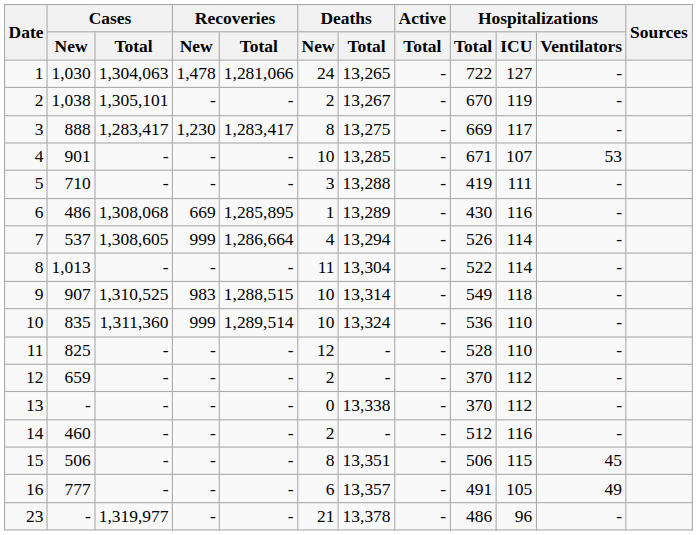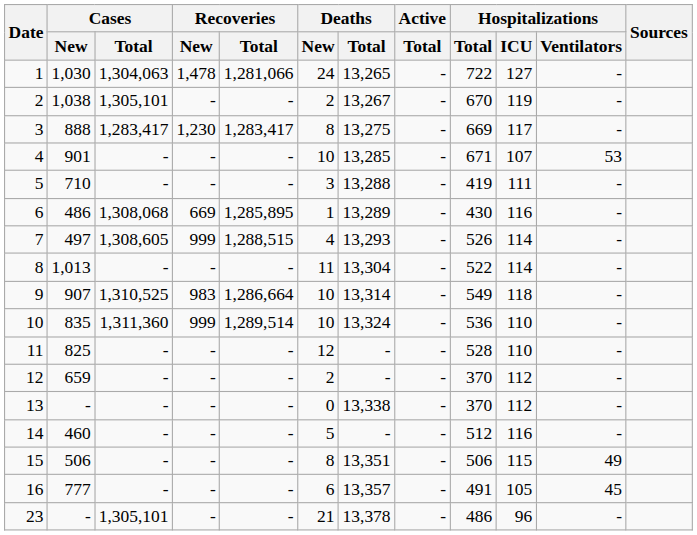(78, 239) 537 -> (78, 239) 497
(259, 239) 1,286,664 -> (259, 239) 1,288,515
(367, 239) 13,294 -> (367, 239) 13,293
(259, 294) 1,288,515 -> (259, 294) 1,286,664
(330, 433) 2 -> (330, 433) 5
(613, 460) 45 -> (613, 460) 49
(613, 488) 49 -> (613, 488) 45
(134, 516) 1,319,977 -> (134, 516) 1,305,101
